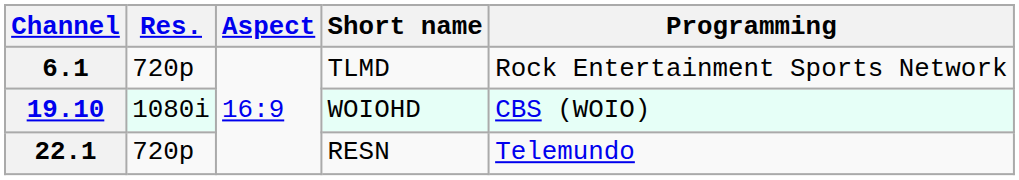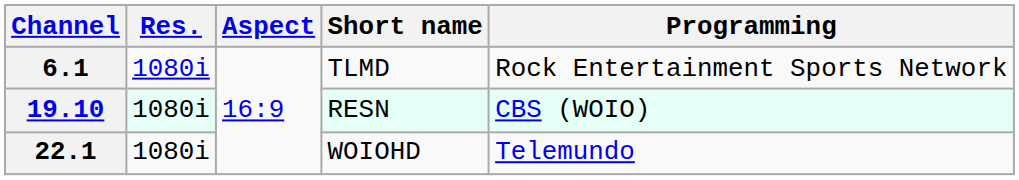(163, 68) 720p -> (171, 68) 1080i
(374, 110) WOIOHD -> (359, 110) RESN
(163, 153) 720p -> (171, 153) 1080i
(359, 153) RESN -> (374, 153) WOIOHD
